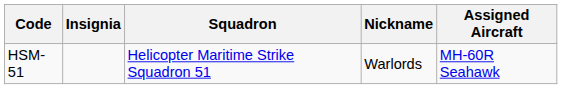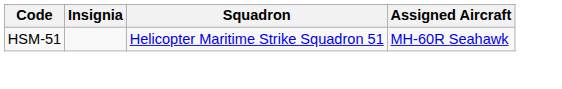- column: (399, 24)
